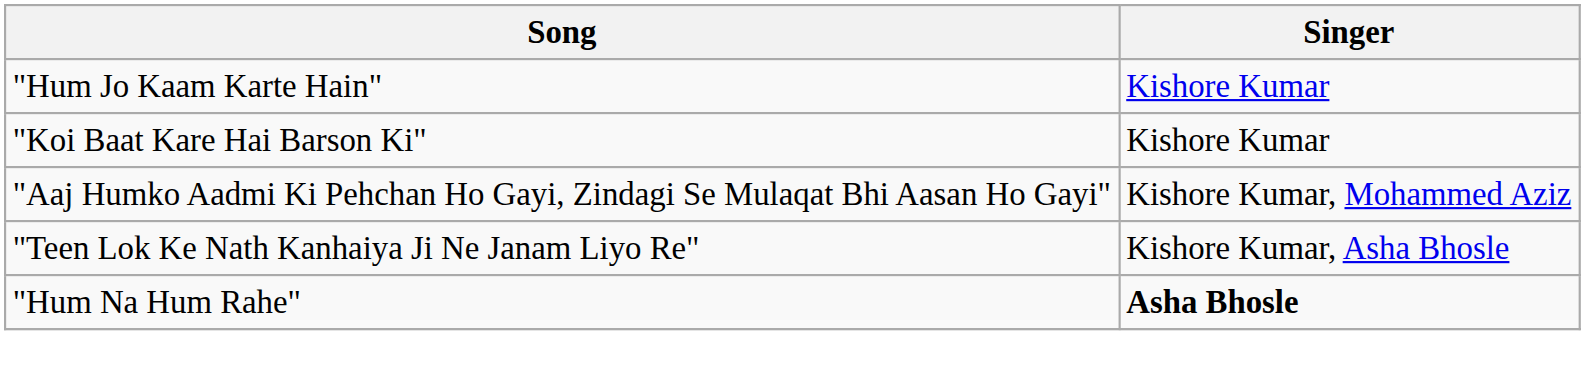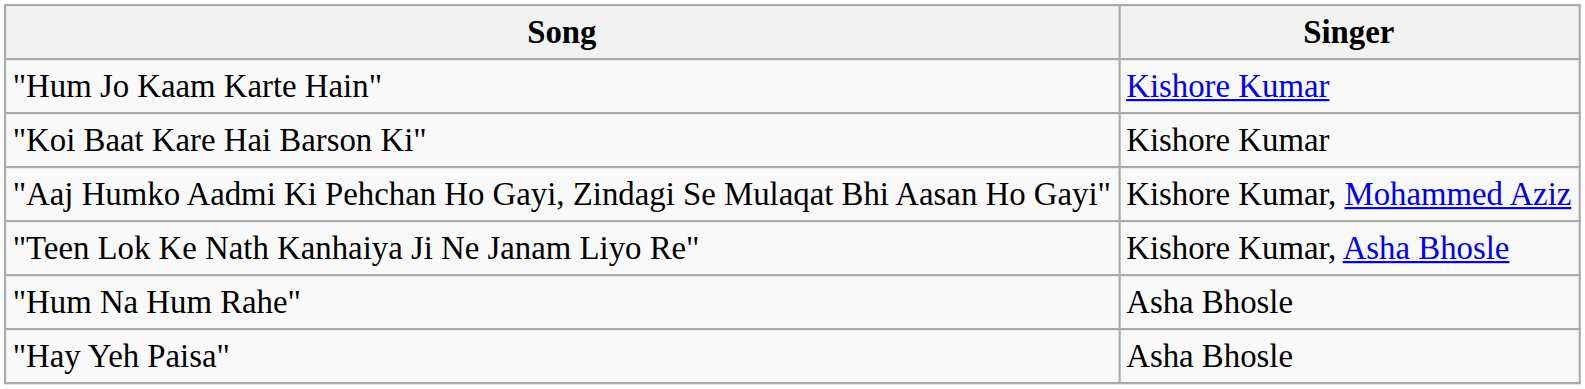(1212, 302) bold -> (1210, 302) normal
+ row: (121, 356)
